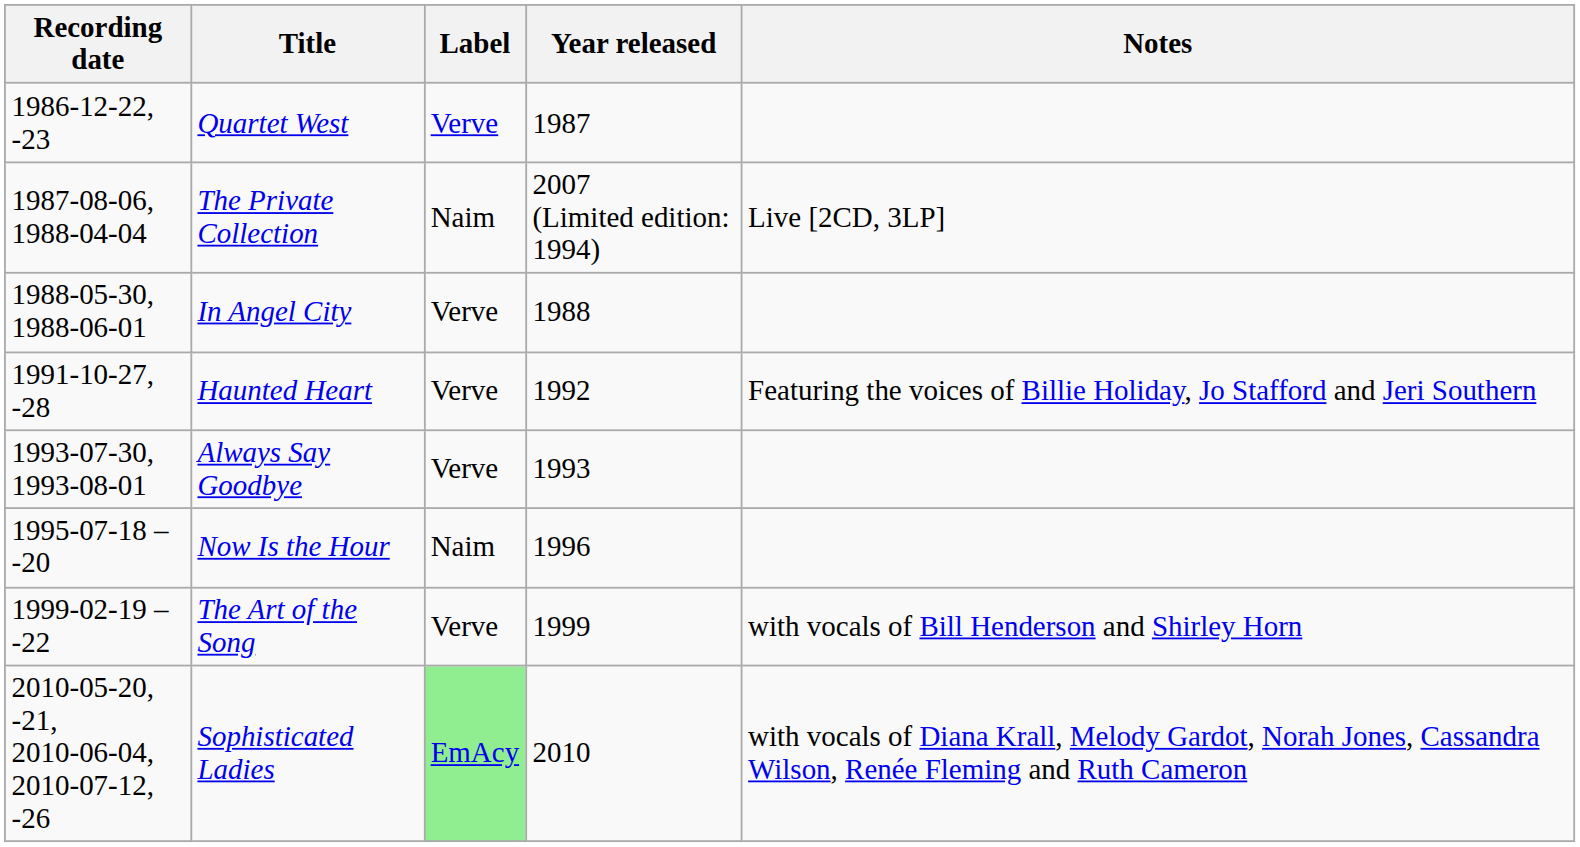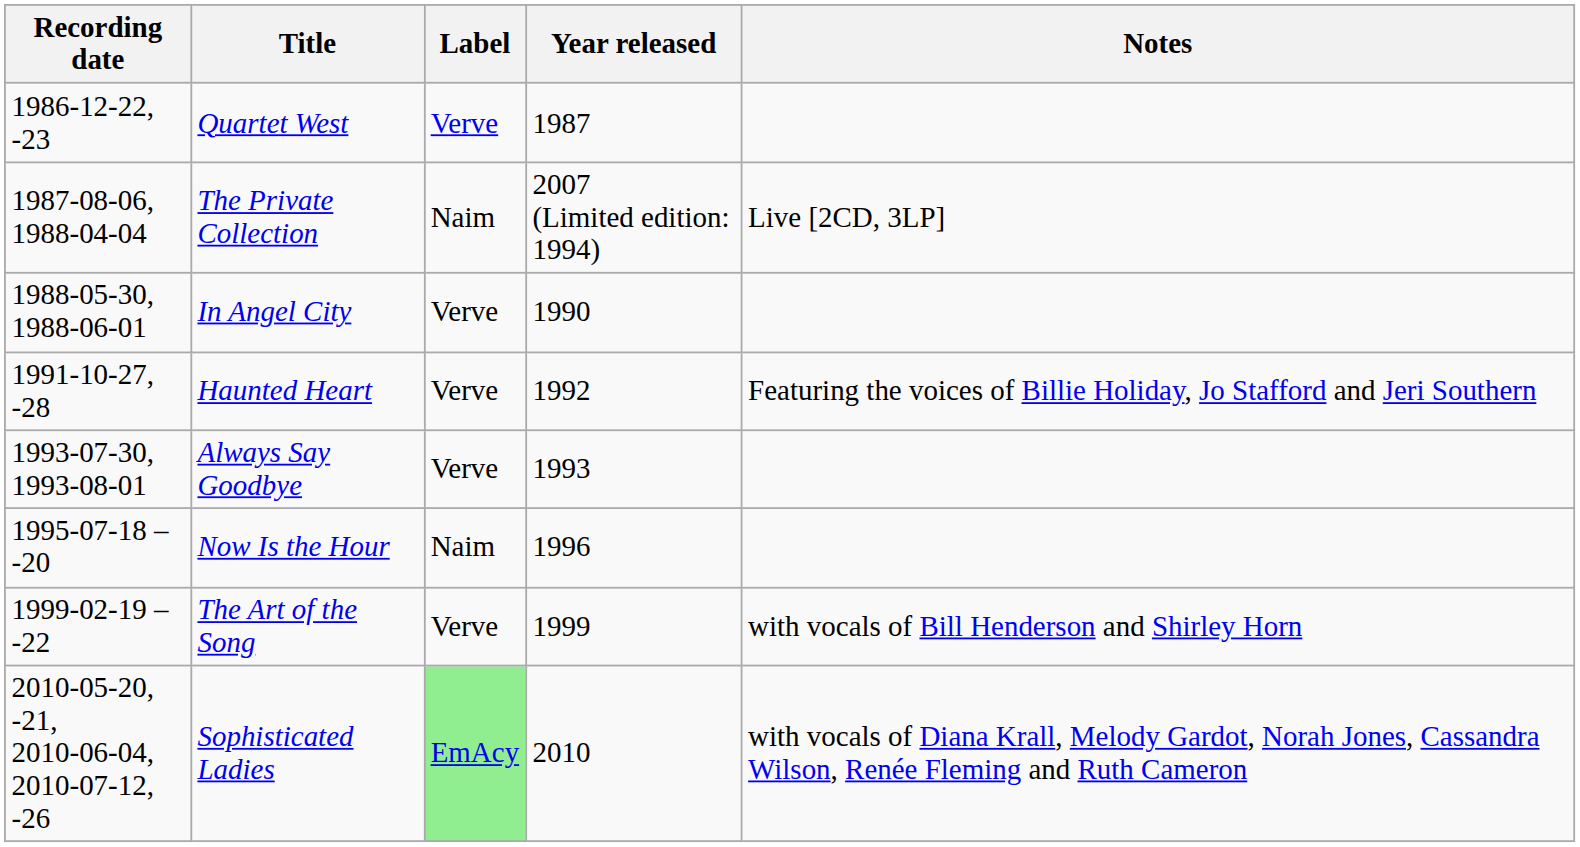(561, 311) 1988 -> (561, 311) 1990
